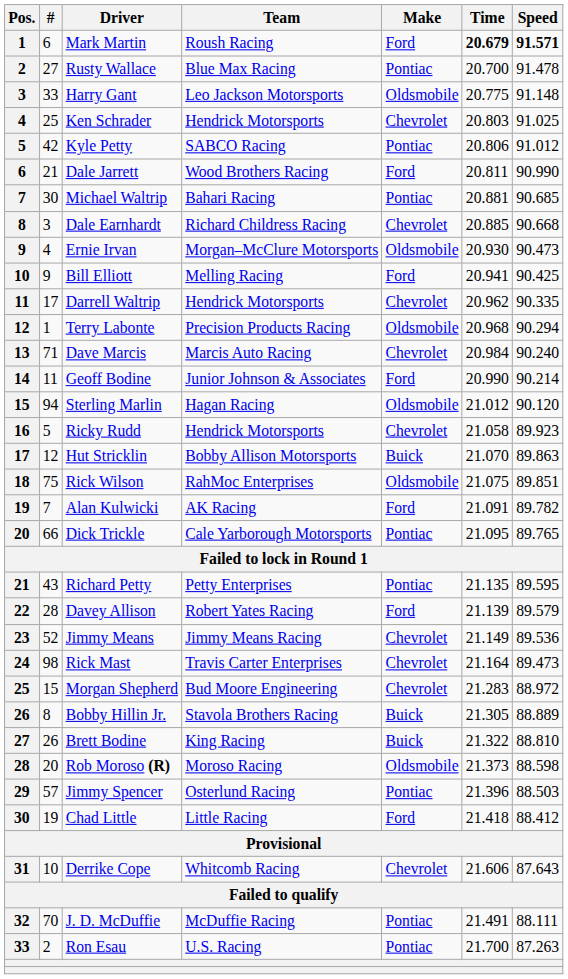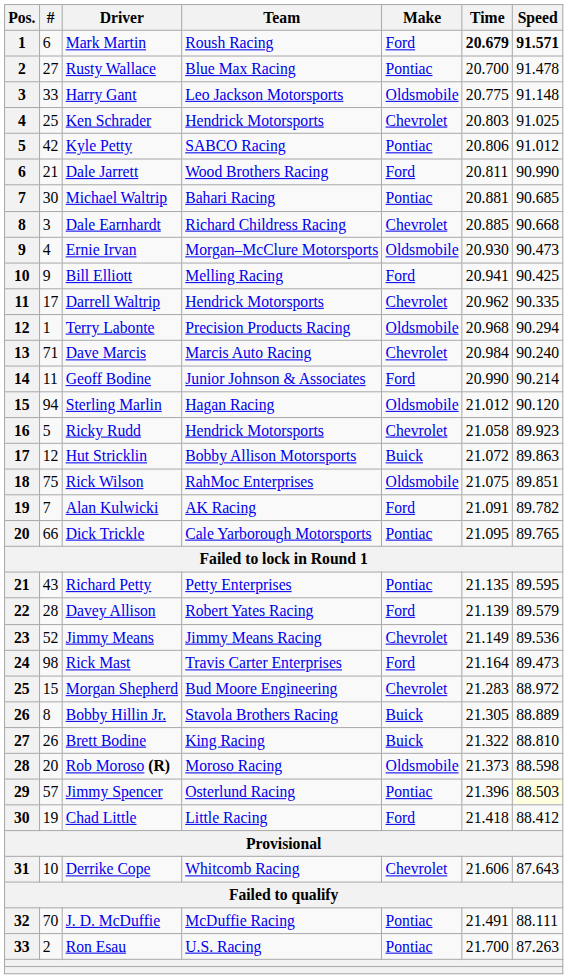(487, 456) 21.070 -> (487, 456) 21.072
(416, 662) Chevrolet -> (400, 662) Ford
(538, 792) no background -> (538, 792) lightyellow background
